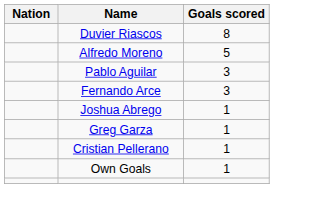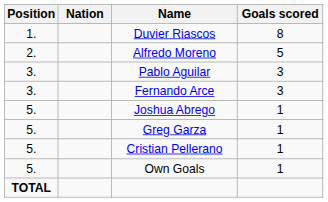+ column: (31, 14)
